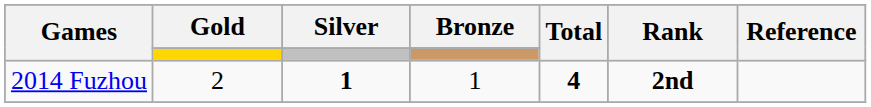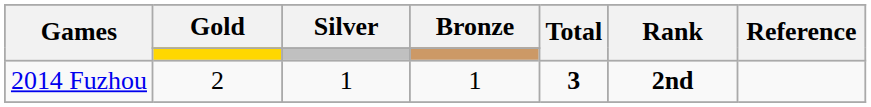(346, 81) bold -> (346, 81) normal
(574, 81) 4 -> (574, 81) 3
